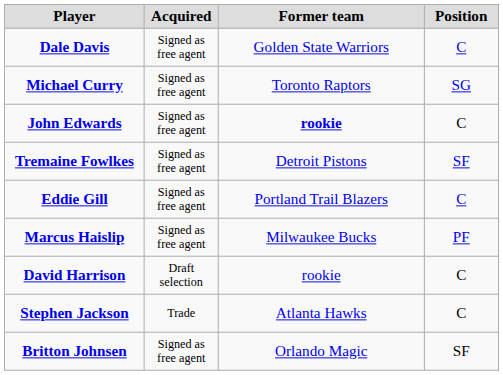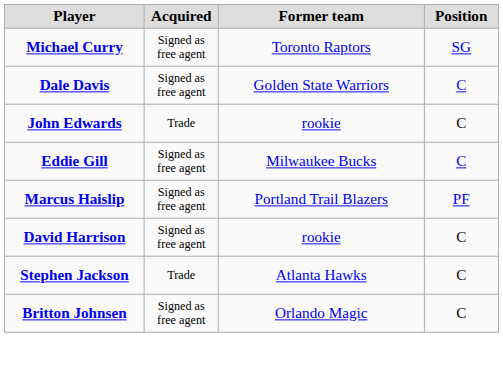rows swapped: (74, 85) <-> (74, 47)
(181, 123) Signed as free agent -> (181, 123) Trade
(321, 123) bold -> (321, 123) normal
- row: (74, 161)
(321, 199) Portland Trail Blazers -> (321, 161) Milwaukee Bucks
(321, 237) Milwaukee Bucks -> (321, 199) Portland Trail Blazers
(181, 275) Draft selection -> (181, 237) Signed as free agent
(461, 351) SF -> (461, 313) C
